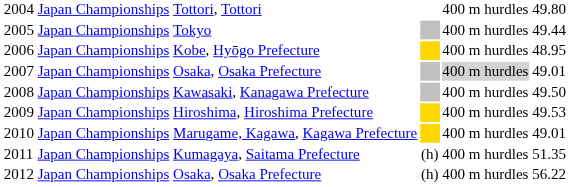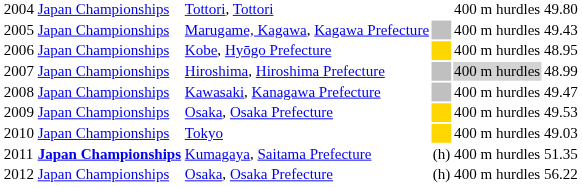(192, 29) Tokyo -> (307, 29) Marugame, Kagawa, Kagawa Prefecture
(549, 29) 49.44 -> (561, 29) 49.43
(247, 71) Osaka, Osaka Prefecture -> (285, 71) Hiroshima, Hiroshima Prefecture
(549, 71) 49.01 -> (561, 71) 48.99
(549, 92) 49.50 -> (561, 92) 49.47
(273, 112) Hiroshima, Hiroshima Prefecture -> (259, 112) Osaka, Osaka Prefecture
(295, 133) Marugame, Kagawa, Kagawa Prefecture -> (204, 133) Tokyo
(549, 133) 49.01 -> (561, 133) 49.03
(103, 154) normal -> (109, 154) bold
